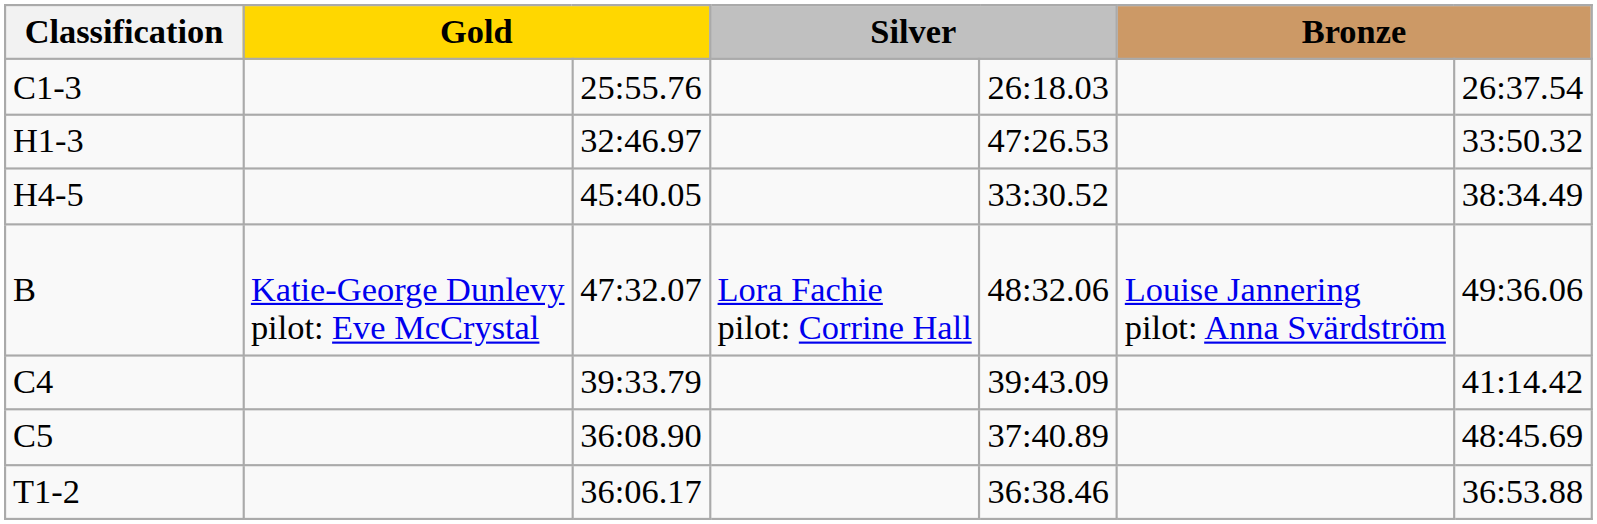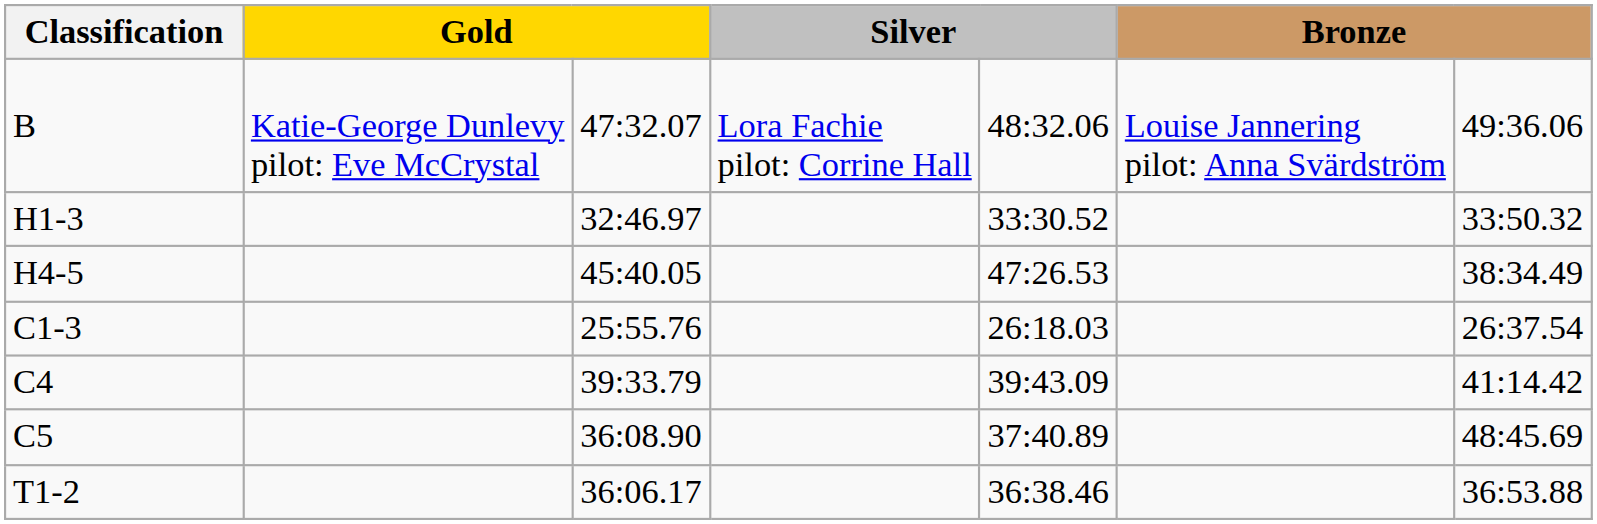rows swapped: (24, 288) <-> (47, 86)
(1048, 140) 47:26.53 -> (1048, 218) 33:30.52
(1048, 195) 33:30.52 -> (1048, 272) 47:26.53
